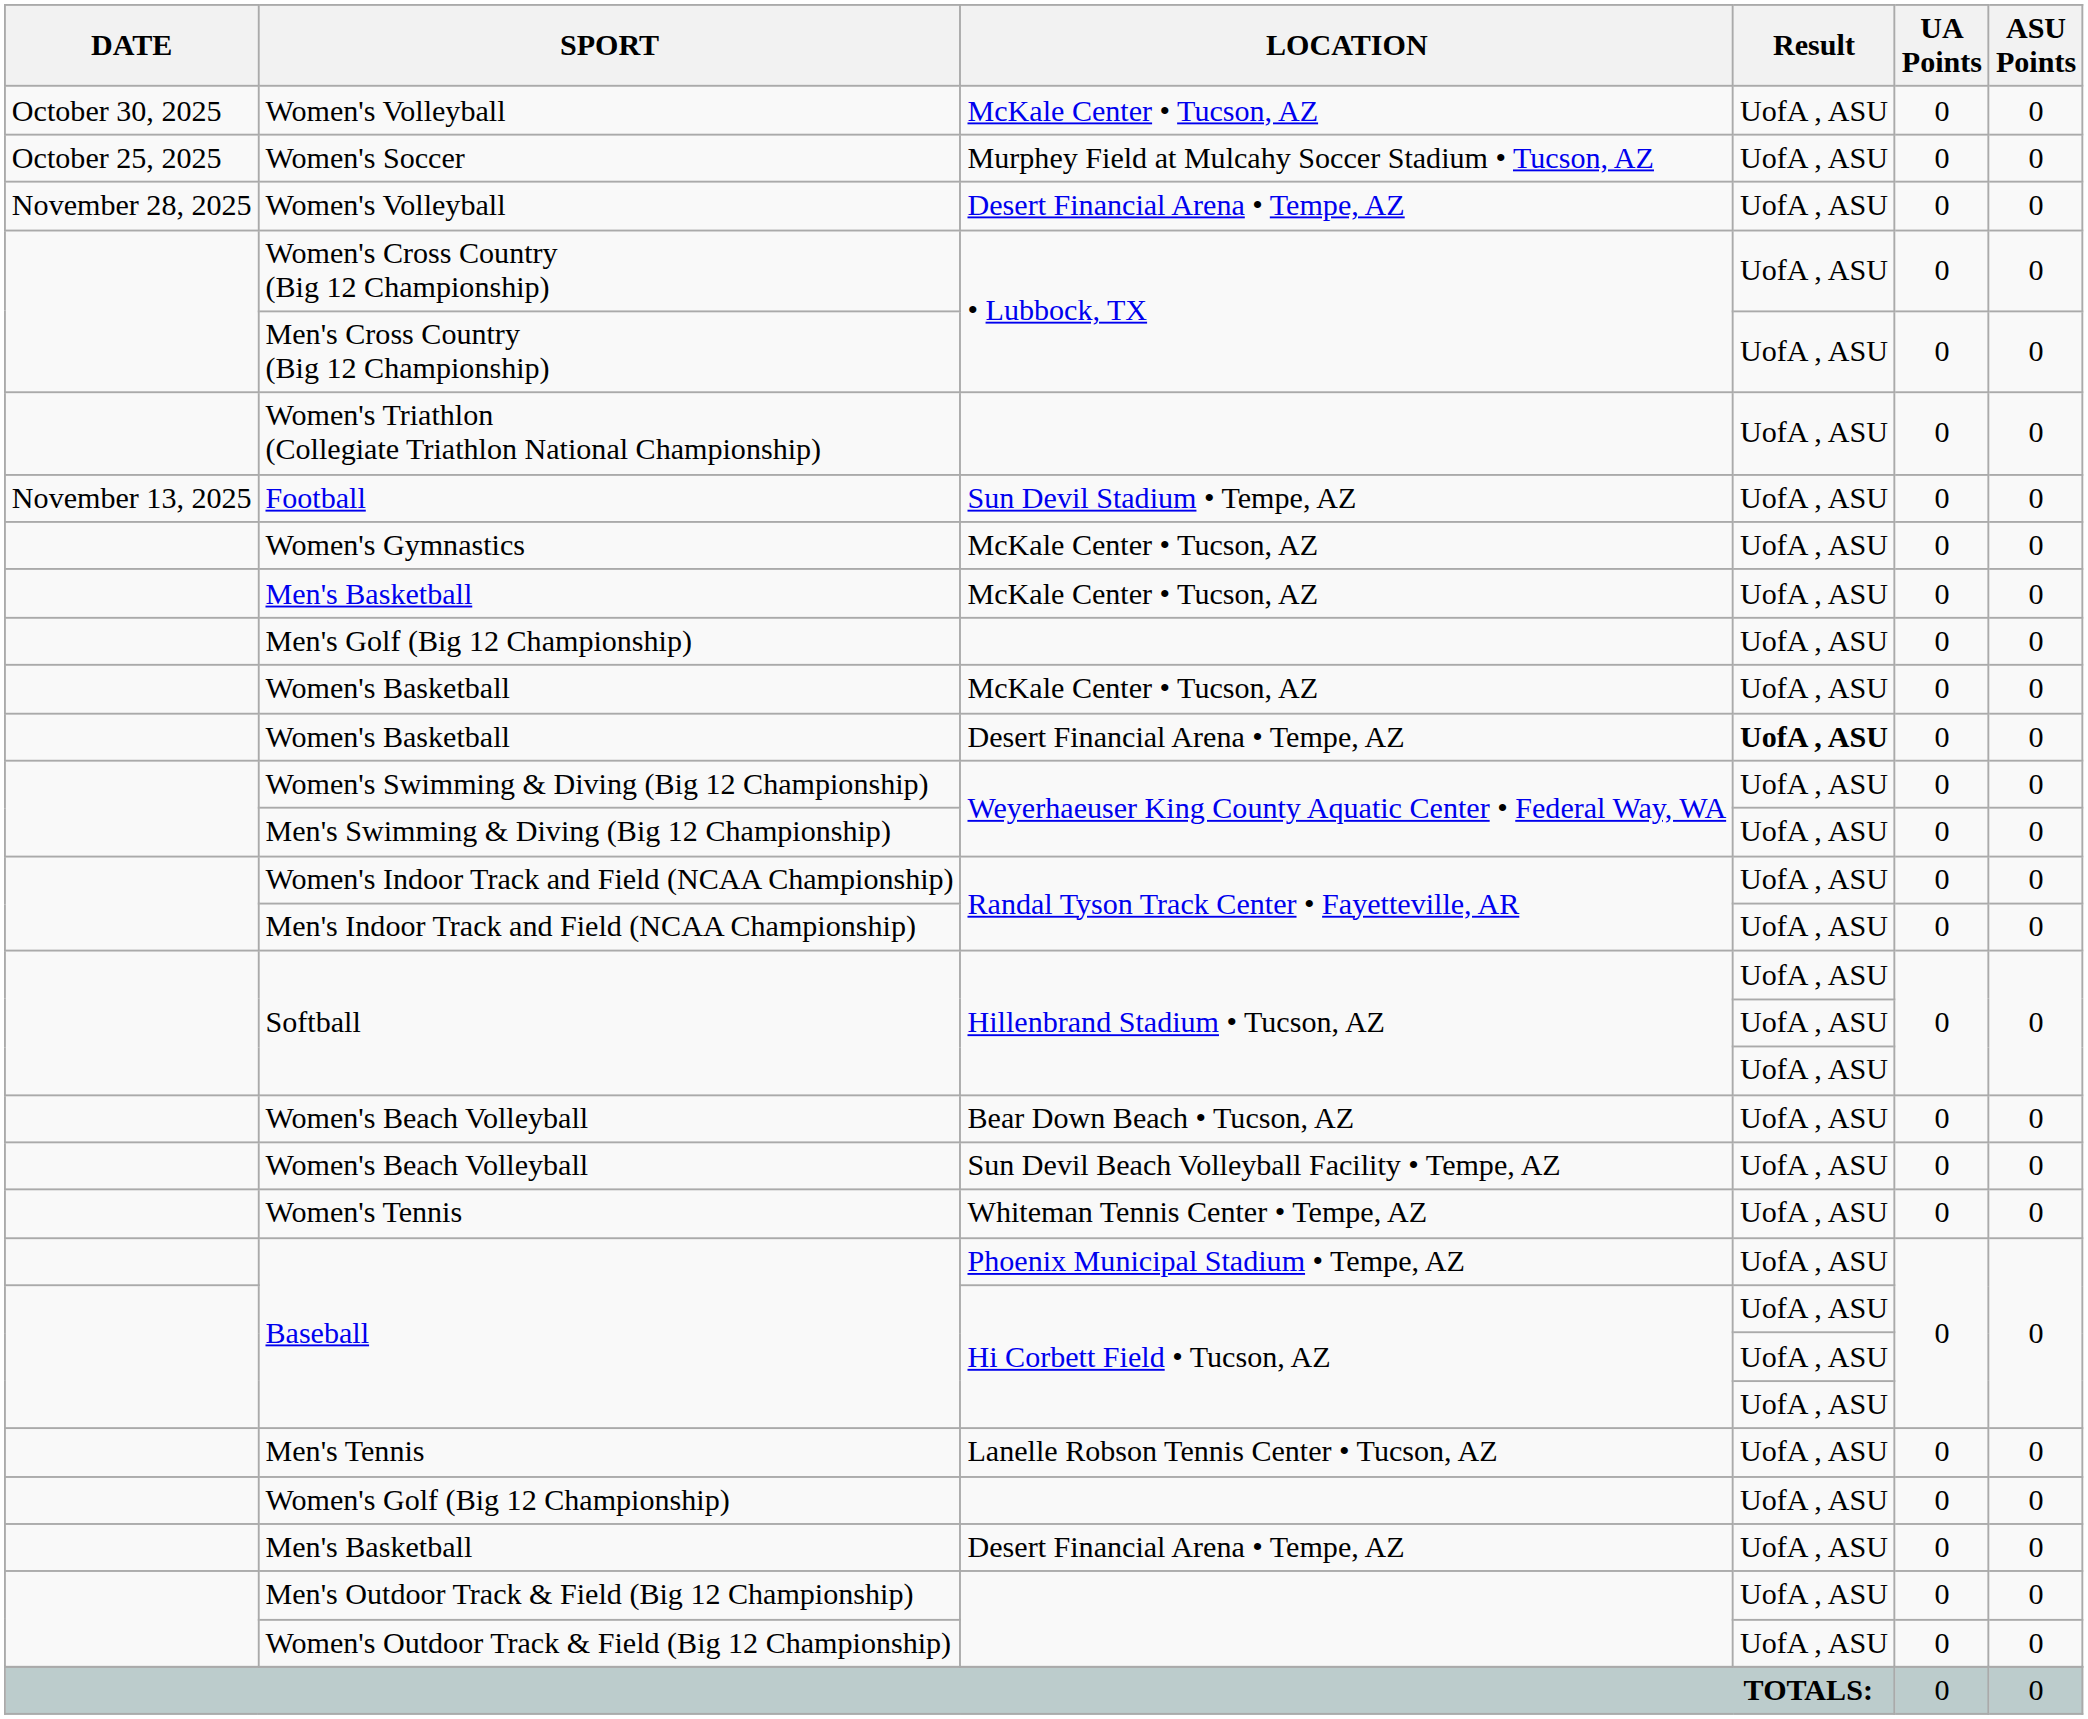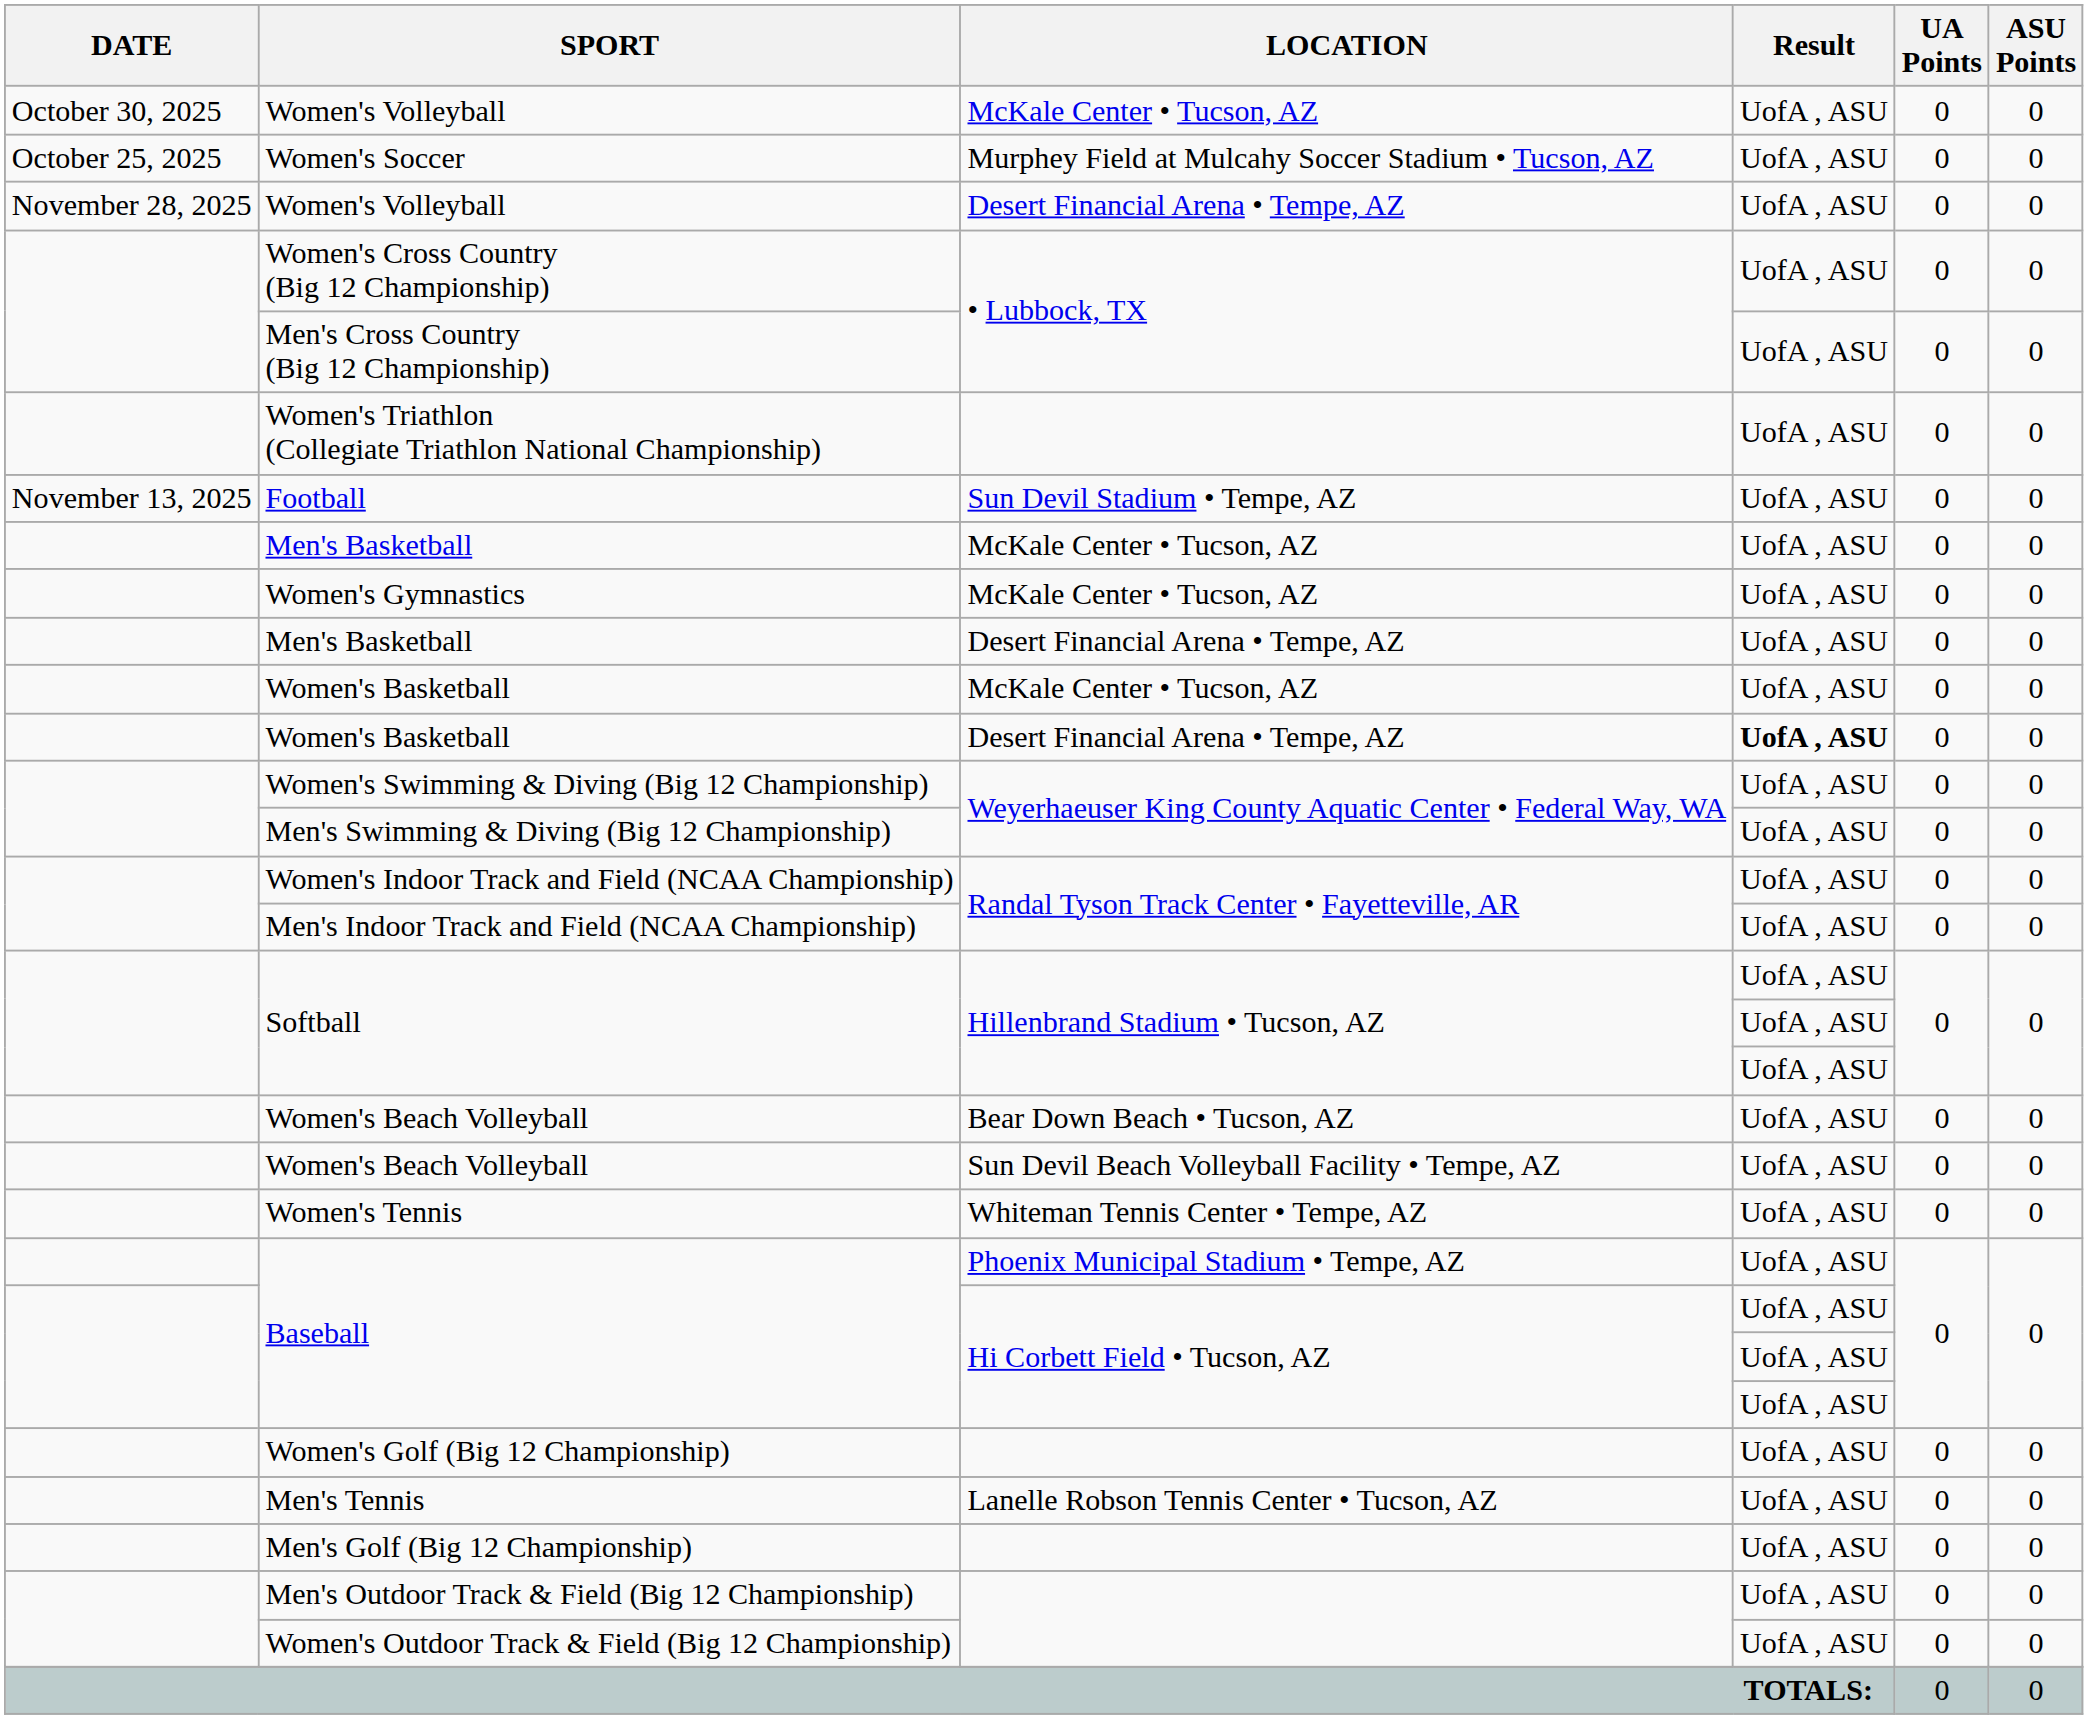rows swapped: (395, 545) <-> (369, 593)
rows swapped: (369, 1547) <-> (479, 640)
rows swapped: (345, 1451) <-> (498, 1499)
